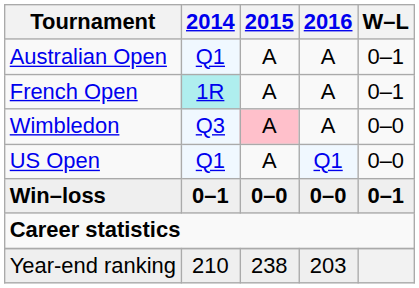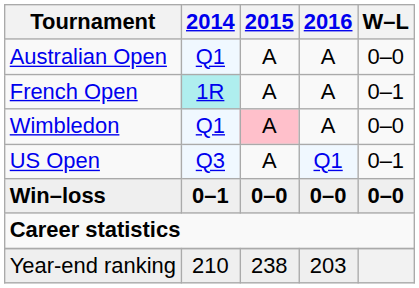(386, 56) 0–1 -> (386, 56) 0–0
(210, 126) Q3 -> (210, 126) Q1
(210, 160) Q1 -> (210, 160) Q3
(386, 160) 0–0 -> (386, 160) 0–1
(386, 195) 0–1 -> (386, 195) 0–0
